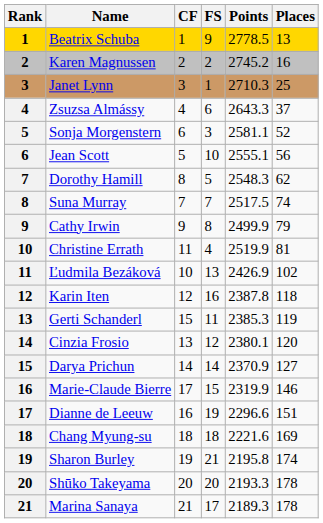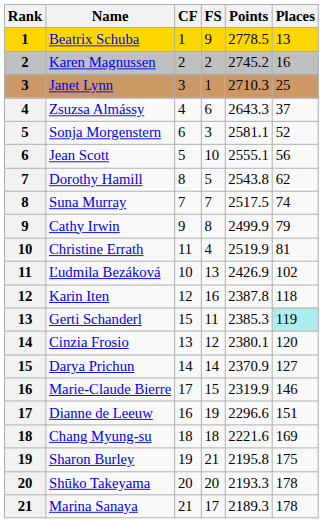(249, 179) 2548.3 -> (249, 179) 2543.8
(286, 319) no background -> (286, 319) paleturquoise background
(287, 459) 174 -> (287, 459) 175
